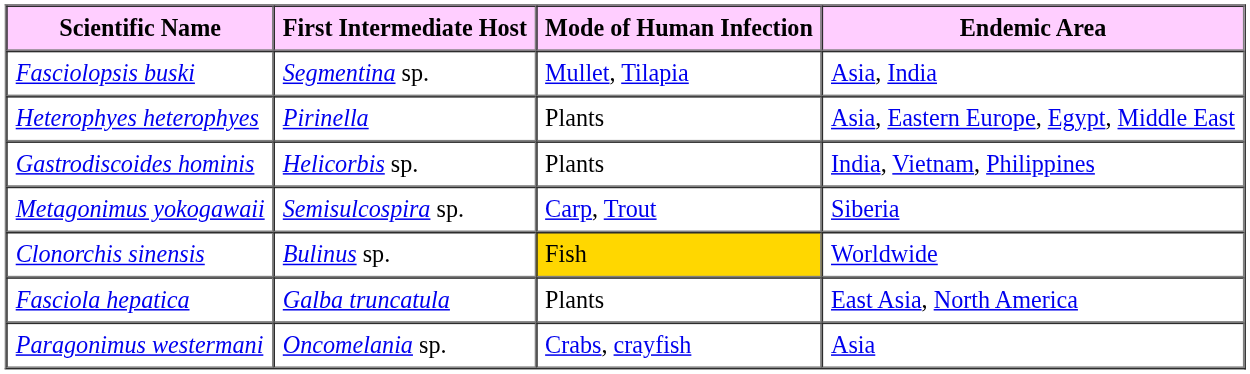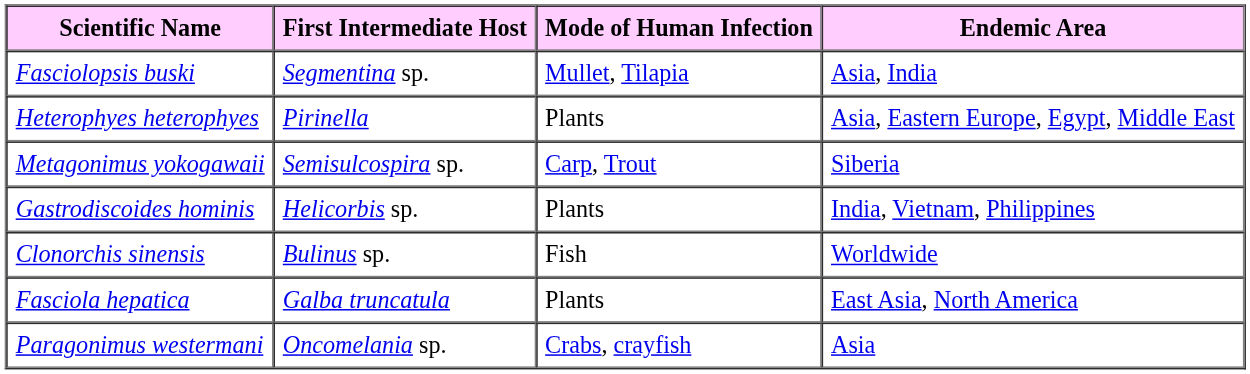rows swapped: (140, 209) <-> (135, 163)
(566, 254) gold background -> (566, 254) no background
